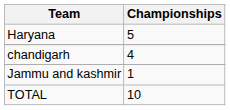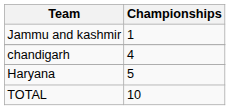rows swapped: (31, 34) <-> (64, 74)
